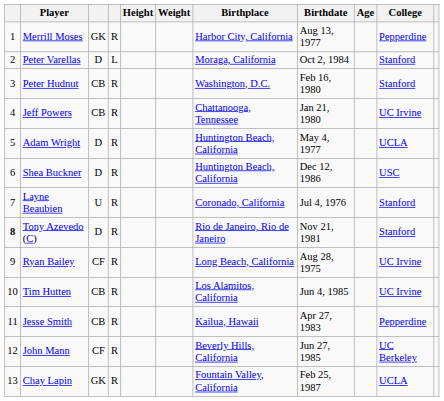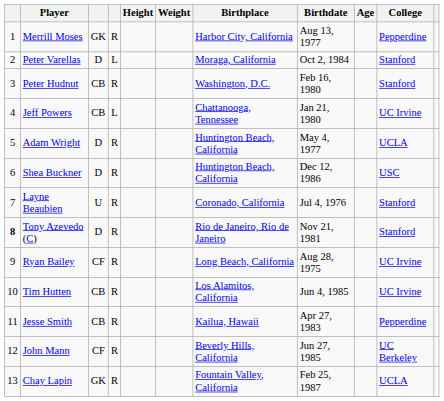(114, 113) R -> (114, 113) L
